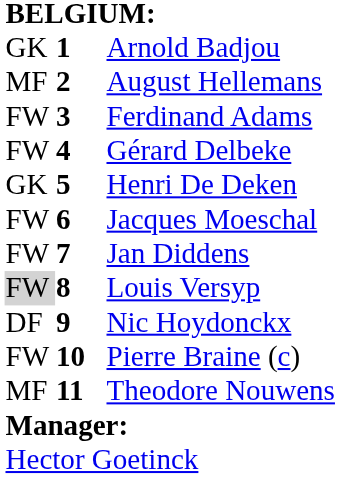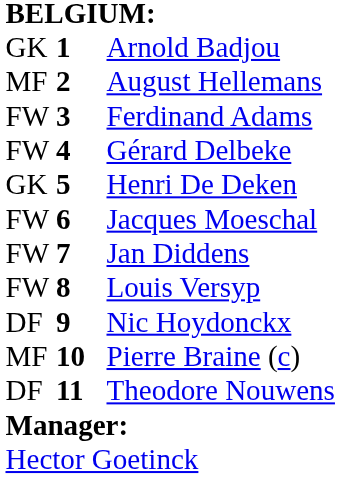(27, 287) lightgrey background -> (27, 287) no background
(27, 356) FW -> (27, 356) MF
(27, 390) MF -> (24, 390) DF
